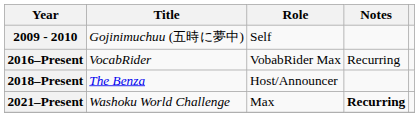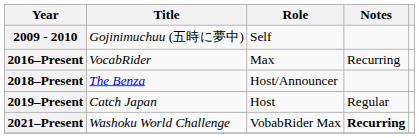(295, 59) VobabRider Max -> (262, 59) Max
+ row: (45, 101)
(262, 101) Max -> (295, 122) VobabRider Max
